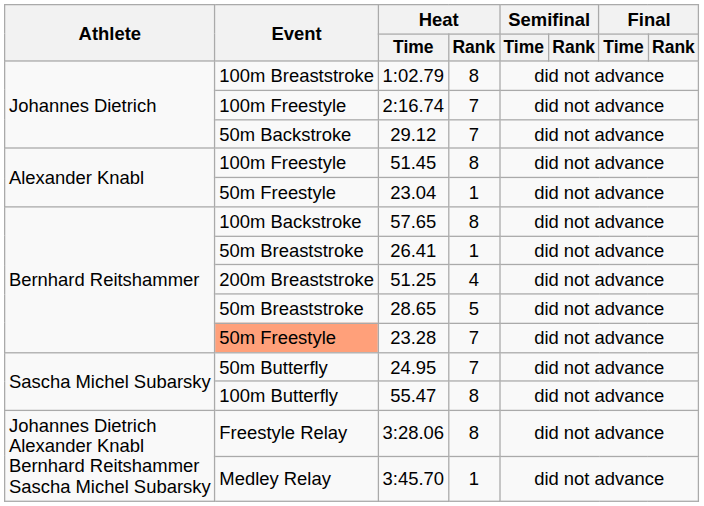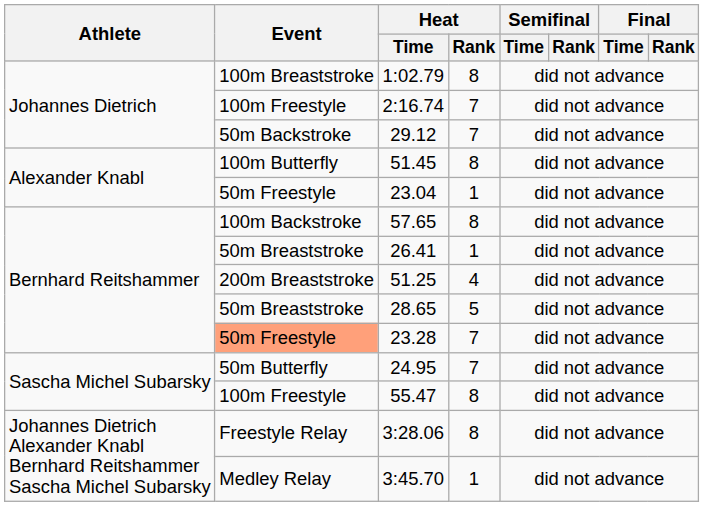(283, 164) 100m Freestyle -> (279, 164) 100m Butterfly
(279, 397) 100m Butterfly -> (283, 397) 100m Freestyle
